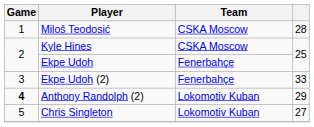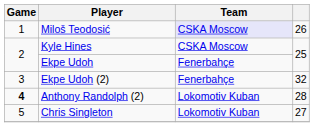(213, 29) no background -> (213, 29) lavender background
(301, 29) 28 -> (301, 29) 26
(301, 79) 33 -> (301, 79) 32
(301, 96) 29 -> (301, 96) 28
